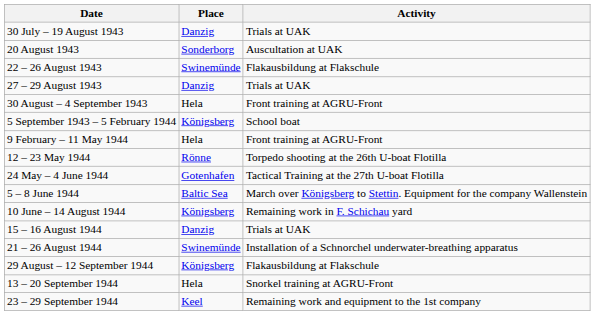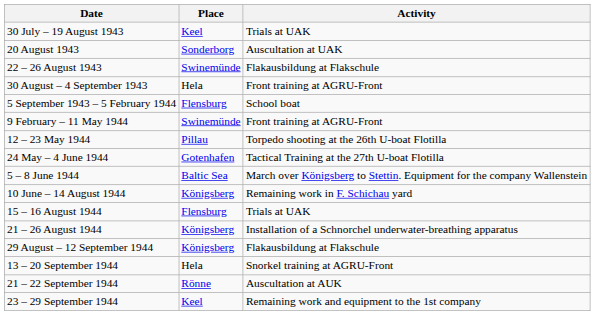(198, 31) Danzig -> (192, 31) Keel
- row: (54, 85)
(208, 121) Königsberg -> (204, 103) Flensburg
(192, 139) Hela -> (211, 121) Swinemünde
(196, 157) Rönne -> (195, 139) Pillau
(198, 229) Danzig -> (204, 211) Flensburg
(211, 247) Swinemünde -> (208, 229) Königsberg
+ row: (63, 283)
